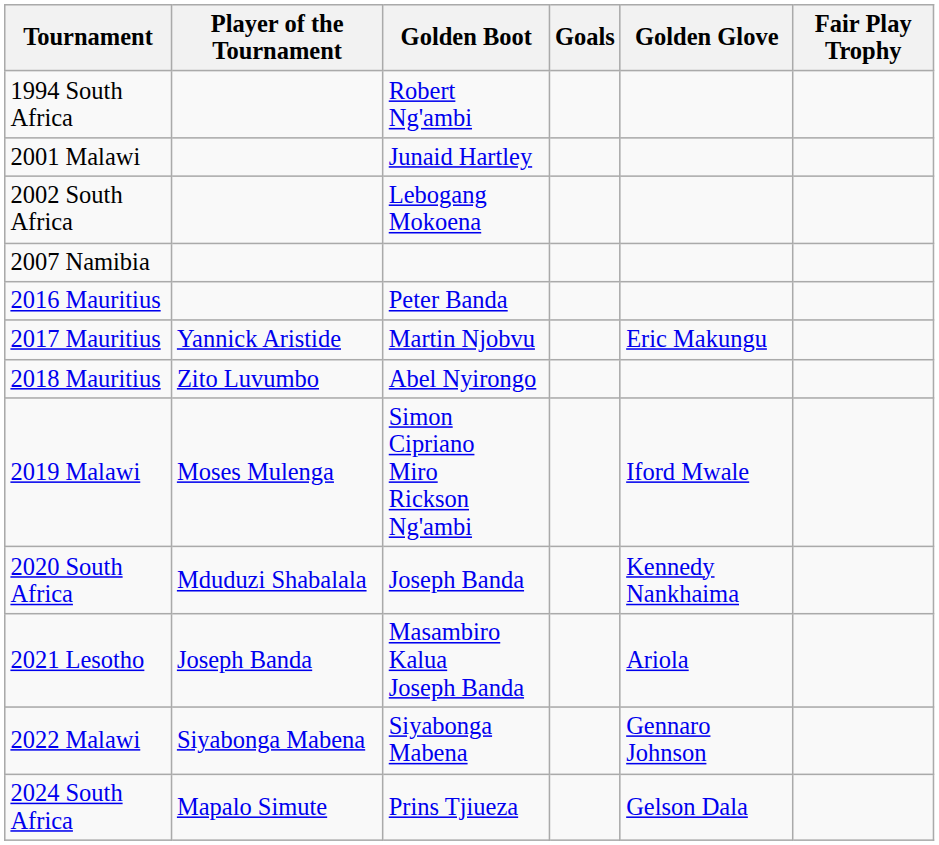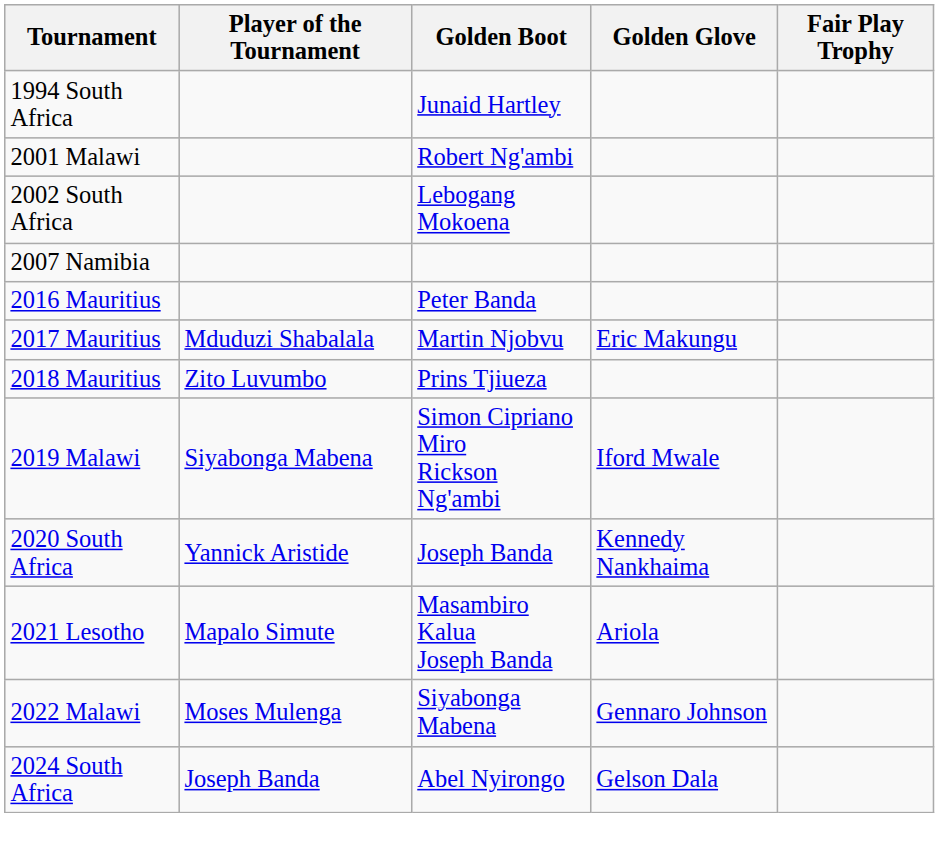- column: (585, 37)
(430, 104) Robert Ng'ambi -> (489, 104) Junaid Hartley
(460, 156) Junaid Hartley -> (495, 156) Robert Ng'ambi
(259, 339) Yannick Aristide -> (279, 339) Mduduzi Shabalala
(463, 378) Abel Nyirongo -> (482, 378) Prins Tjiueza
(255, 472) Moses Mulenga -> (279, 458) Siyabonga Mabena
(272, 579) Mduduzi Shabalala -> (266, 552) Yannick Aristide
(245, 660) Joseph Banda -> (260, 632) Mapalo Simute
(271, 740) Siyabonga Mabena -> (263, 712) Moses Mulenga
(252, 806) Mapalo Simute -> (252, 778) Joseph Banda
(453, 806) Prins Tjiueza -> (491, 778) Abel Nyirongo
